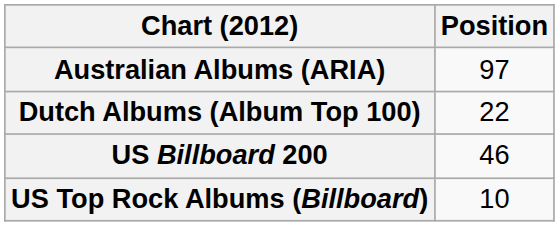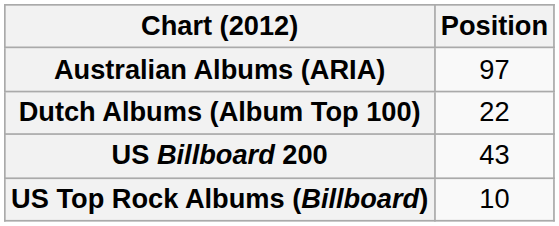(494, 155) 46 -> (494, 155) 43
